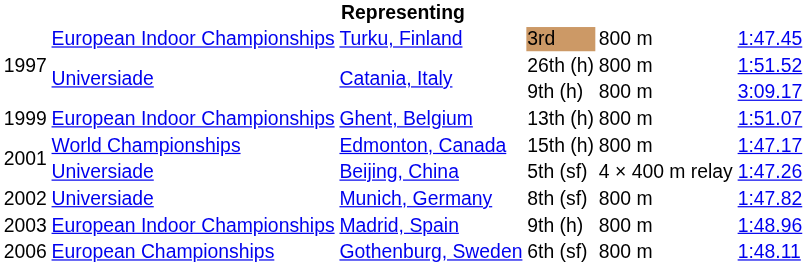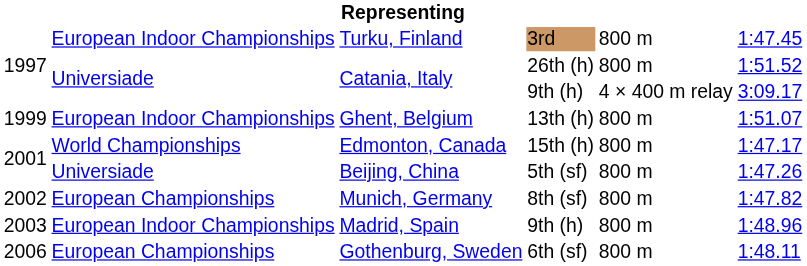(626, 92) 800 m -> (666, 92) 4 × 400 m relay
(666, 172) 4 × 400 m relay -> (626, 172) 800 m
(103, 198) Universiade -> (163, 198) European Championships
